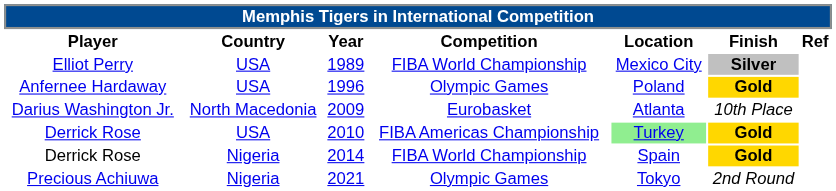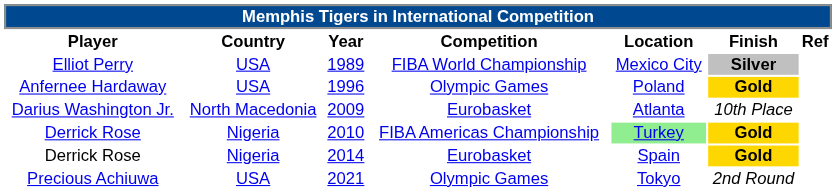(253, 133) USA -> (253, 133) Nigeria
(489, 155) FIBA World Championship -> (489, 155) Eurobasket
(253, 178) Nigeria -> (253, 178) USA
